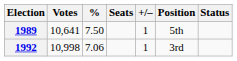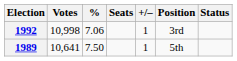rows swapped: (26, 30) <-> (26, 47)
